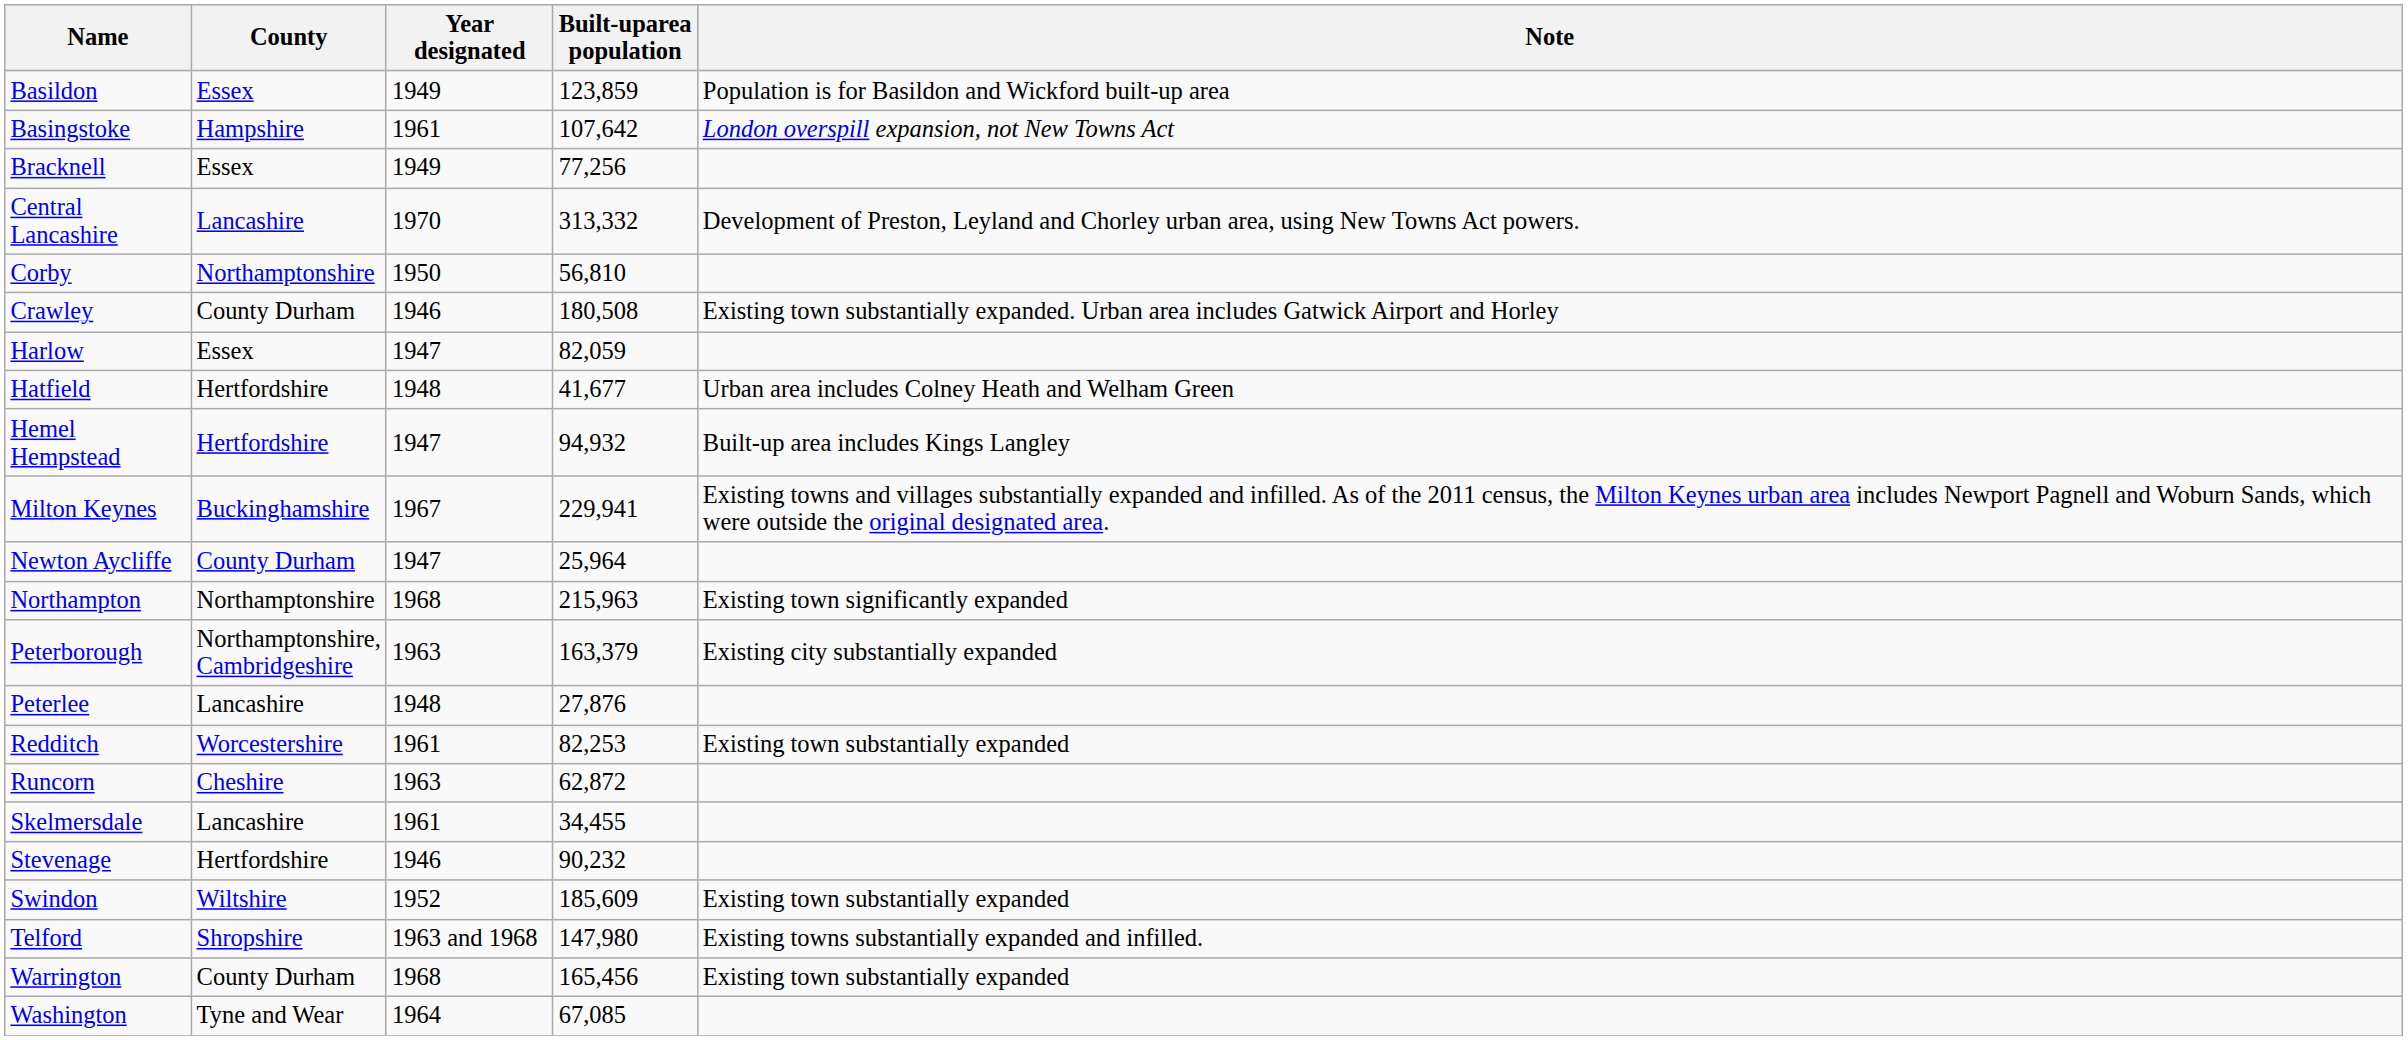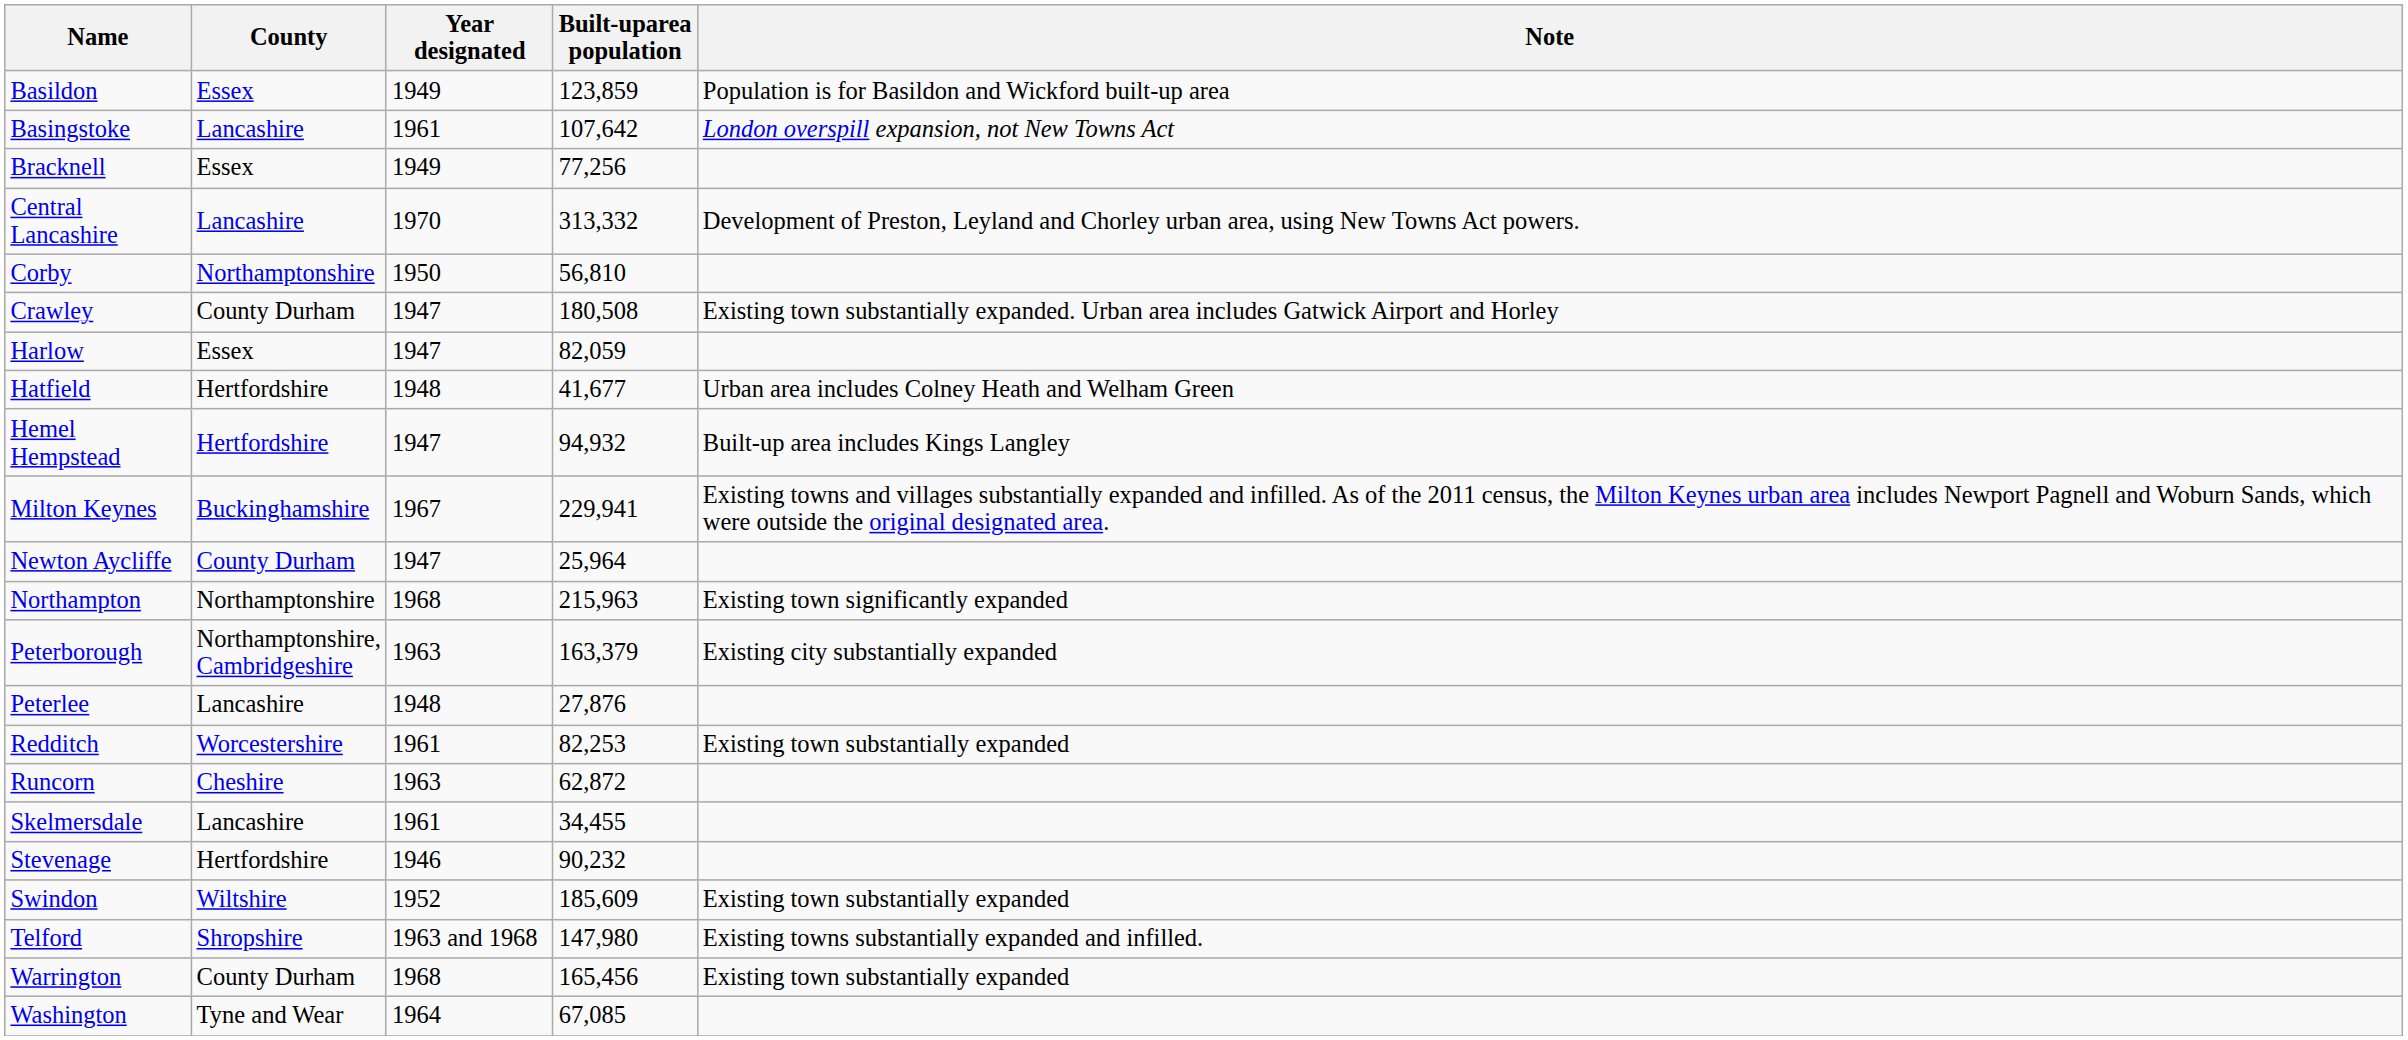(250, 129) Hampshire -> (250, 129) Lancashire
(417, 311) 1946 -> (417, 311) 1947
